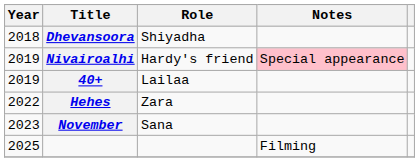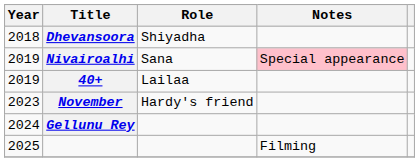(197, 59) Hardy's friend -> (157, 59) Sana
- row: (24, 103)
(157, 125) Sana -> (197, 103) Hardy's friend
+ row: (24, 125)
